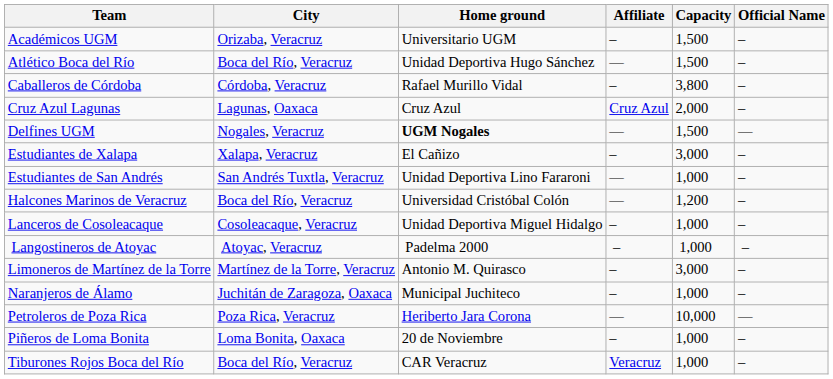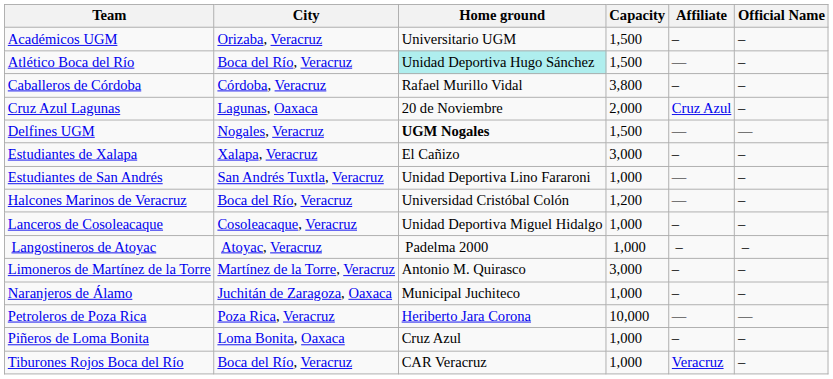columns swapped: (703, 16) <-> (639, 16)
(498, 62) no background -> (498, 62) paleturquoise background
(431, 108) Cruz Azul -> (452, 108) 20 de Noviembre
(452, 339) 20 de Noviembre -> (431, 339) Cruz Azul
